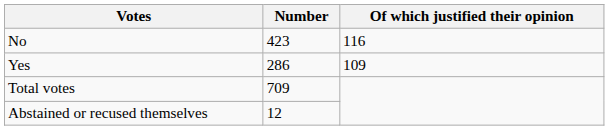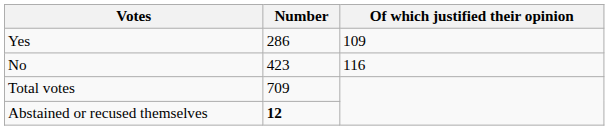rows swapped: (19, 64) <-> (17, 40)
(274, 112) normal -> (274, 112) bold
